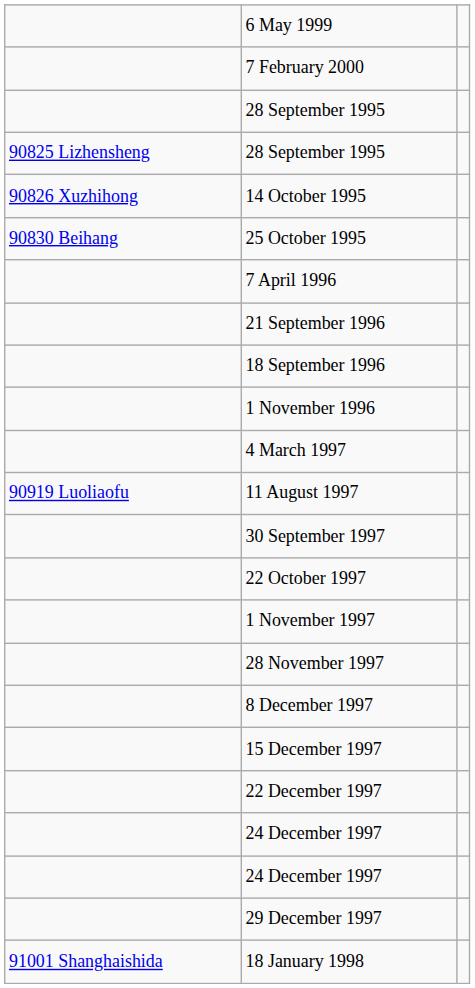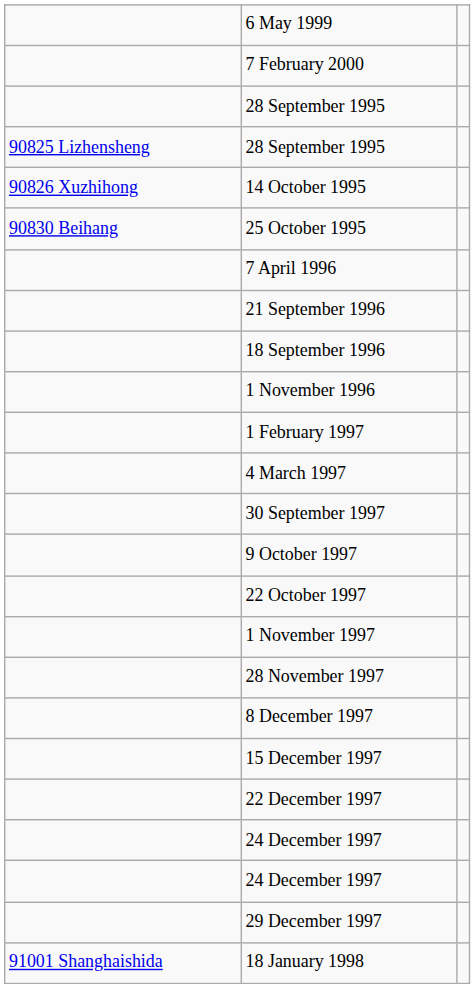+ row: (123, 433)
- row: (69, 493)
+ row: (123, 555)
